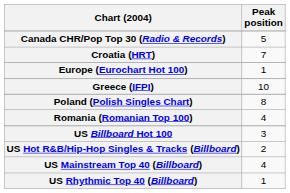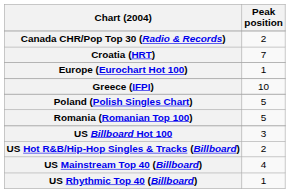(264, 39) 5 -> (264, 39) 2
(264, 102) 8 -> (264, 102) 5
(264, 117) 4 -> (264, 117) 5
